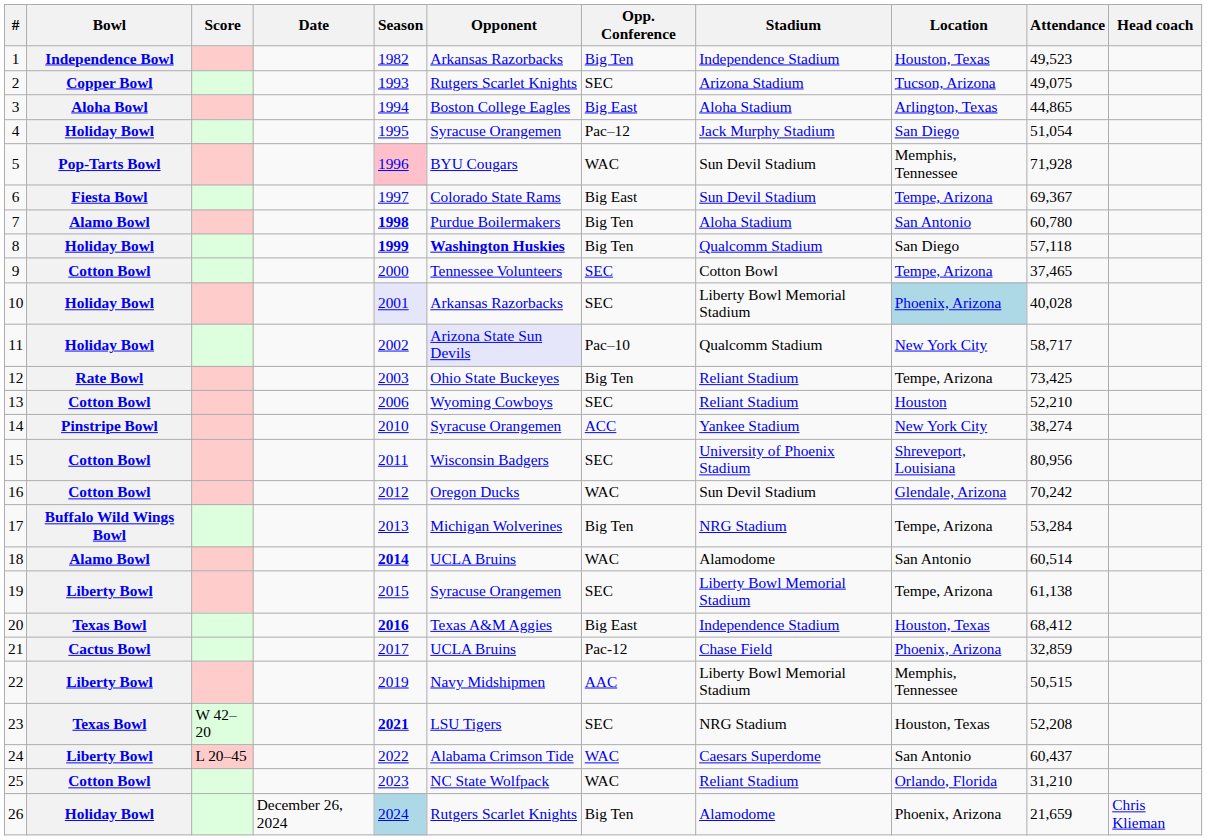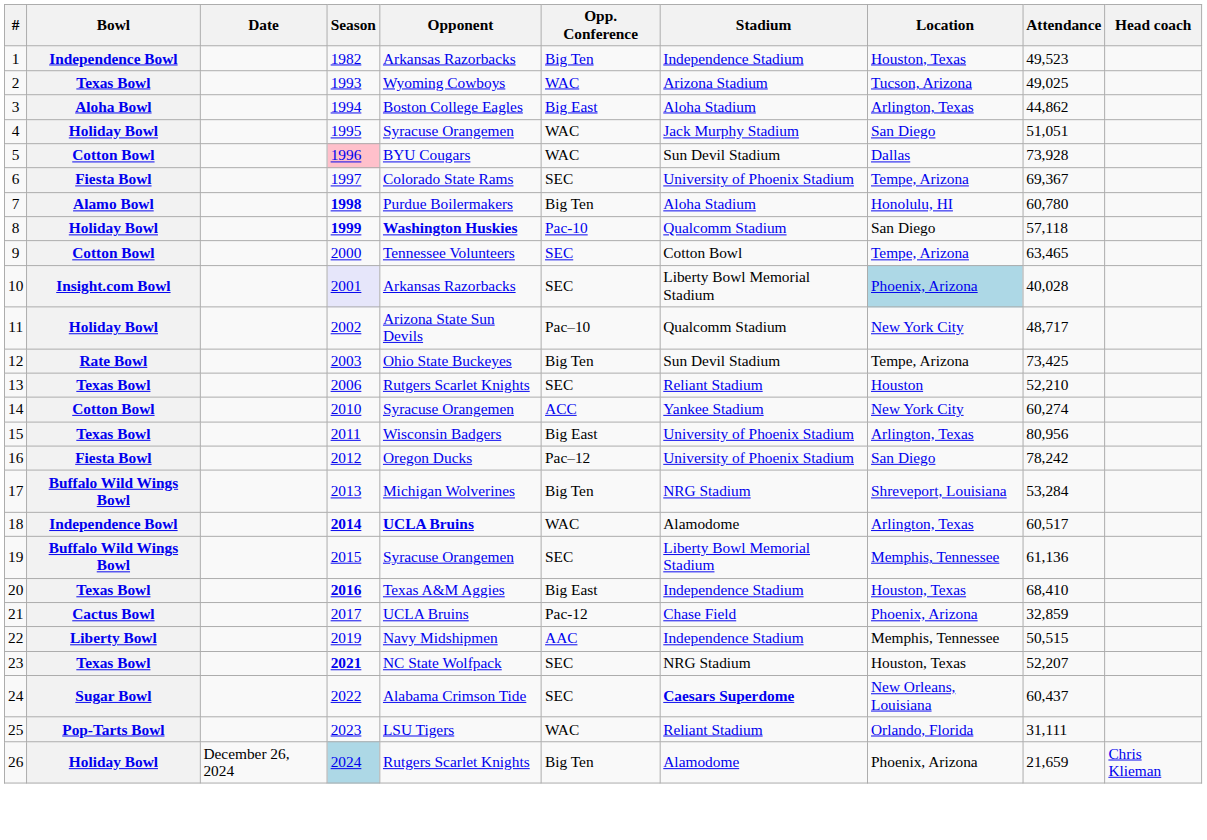- column: (223, 25)
(109, 82) Copper Bowl -> (113, 82) Texas Bowl
(504, 82) Rutgers Scarlet Knights -> (444, 82) Wyoming Cowboys
(599, 82) SEC -> (562, 82) WAC
(1051, 82) 49,075 -> (1047, 82) 49,025
(1051, 107) 44,865 -> (1047, 107) 44,862
(607, 131) Pac–12 -> (562, 131) WAC
(1051, 131) 51,054 -> (1047, 131) 51,051
(109, 164) Pop-Tarts Bowl -> (113, 155) Cotton Bowl
(926, 164) Memphis, Tennessee -> (891, 155) Dallas
(1051, 164) 71,928 -> (1047, 155) 73,928
(611, 197) Big East -> (559, 180) SEC
(758, 197) Sun Devil Stadium -> (759, 180) University of Phoenix Stadium
(933, 221) San Antonio -> (912, 204) Honolulu, HI
(609, 246) Big Ten -> (566, 228) Pac-10
(1051, 270) 37,465 -> (1047, 253) 63,465
(109, 303) Holiday Bowl -> (113, 286) Insight.com Bowl
(486, 345) lavender background -> (439, 327) no background
(1051, 345) 58,717 -> (1047, 327) 48,717
(749, 378) Reliant Stadium -> (722, 360) Sun Devil Stadium
(109, 402) Cotton Bowl -> (113, 385) Texas Bowl
(491, 402) Wyoming Cowboys -> (456, 385) Rutgers Scarlet Knights
(109, 426) Pinstripe Bowl -> (113, 409) Cotton Bowl
(1051, 426) 38,274 -> (1047, 409) 60,274
(109, 459) Cotton Bowl -> (113, 433) Texas Bowl
(599, 459) SEC -> (571, 433) Big East
(930, 459) Shreveport, Louisiana -> (922, 433) Arlington, Texas
(109, 492) Cotton Bowl -> (113, 458) Fiesta Bowl
(602, 492) WAC -> (568, 458) Pac–12
(758, 492) Sun Devil Stadium -> (759, 458) University of Phoenix Stadium
(951, 492) Glendale, Arizona -> (903, 458) San Diego
(1051, 492) 70,242 -> (1047, 458) 78,242
(944, 525) Tempe, Arizona -> (939, 491) Shreveport, Louisiana
(109, 558) Alamo Bowl -> (113, 524) Independence Bowl
(473, 558) normal -> (428, 524) bold
(933, 558) San Antonio -> (922, 524) Arlington, Texas
(1051, 558) 60,514 -> (1047, 524) 60,517
(109, 591) Liberty Bowl -> (113, 557) Buffalo Wild Wings Bowl
(944, 591) Tempe, Arizona -> (935, 557) Memphis, Tennessee
(1051, 591) 61,138 -> (1047, 557) 61,136
(1051, 624) 68,412 -> (1047, 590) 68,410
(773, 682) Liberty Bowl Memorial Stadium -> (733, 638) Independence Stadium
(466, 723) LSU Tigers -> (442, 663) NC State Wolfpack
(1051, 723) 52,208 -> (1047, 663) 52,207
(109, 756) Liberty Bowl -> (113, 696) Sugar Bowl
(602, 756) WAC -> (559, 696) SEC
(760, 756) normal -> (729, 696) bold
(933, 756) San Antonio -> (913, 696) New Orleans, Louisiana
(109, 781) Cotton Bowl -> (113, 729) Pop-Tarts Bowl
(490, 781) NC State Wolfpack -> (419, 729) LSU Tigers
(1051, 781) 31,210 -> (1047, 729) 31,111
